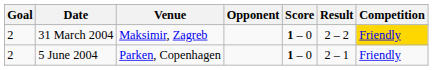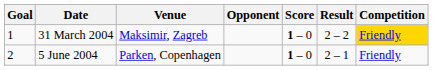(10, 35) 2 -> (10, 35) 1
